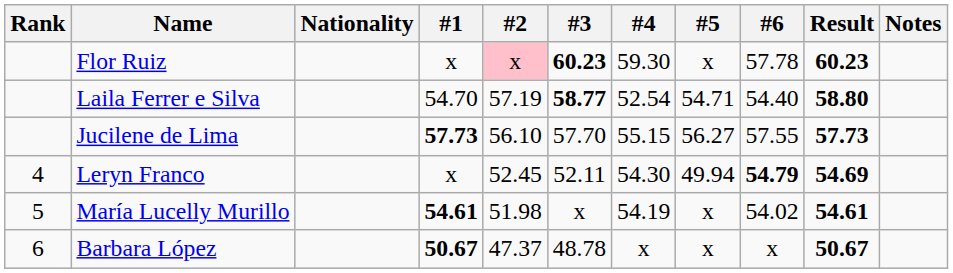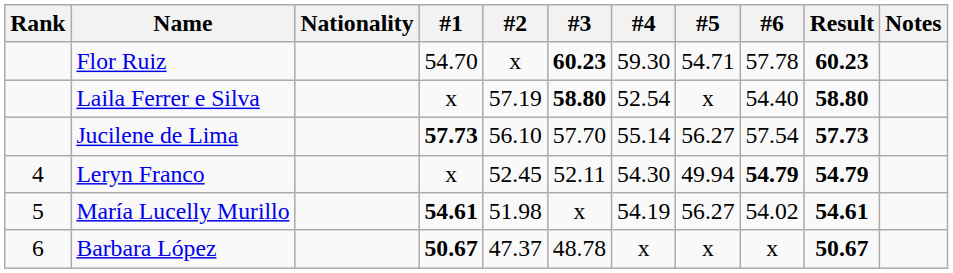(451, 60) x -> (451, 60) 54.70
(515, 60) pink background -> (515, 60) no background
(708, 60) x -> (708, 60) 54.71
(451, 98) 54.70 -> (451, 98) x
(579, 98) 58.77 -> (579, 98) 58.80
(708, 98) 54.71 -> (708, 98) x
(644, 135) 55.15 -> (644, 135) 55.14
(772, 135) 57.55 -> (772, 135) 57.54
(842, 173) 54.69 -> (842, 173) 54.79
(708, 211) x -> (708, 211) 56.27
